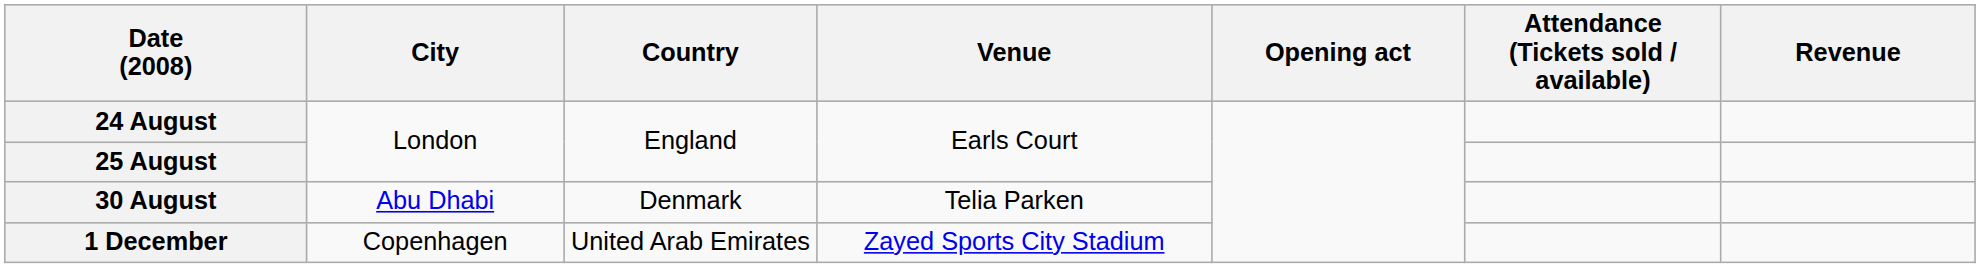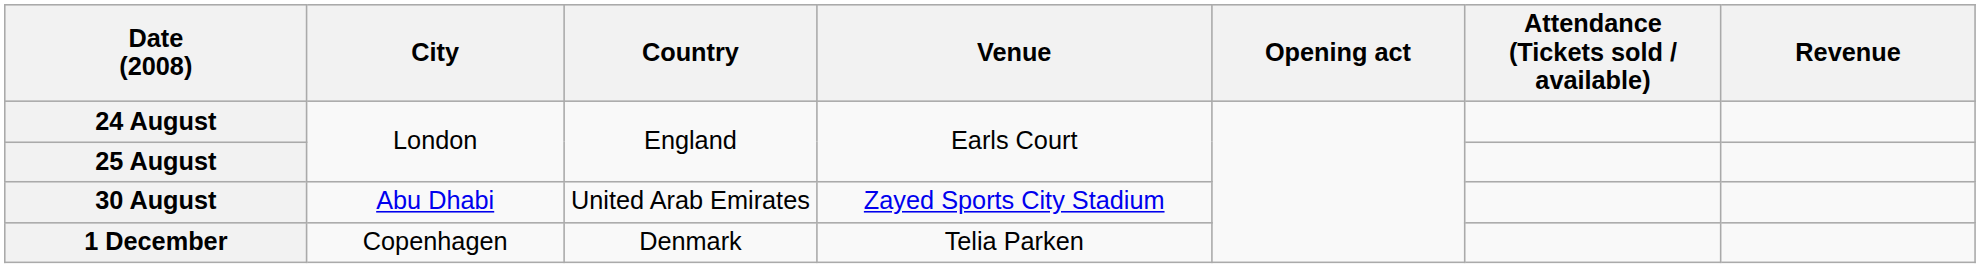(690, 201) Denmark -> (690, 201) United Arab Emirates
(1014, 201) Telia Parken -> (1014, 201) Zayed Sports City Stadium
(690, 241) United Arab Emirates -> (690, 241) Denmark
(1014, 241) Zayed Sports City Stadium -> (1014, 241) Telia Parken
